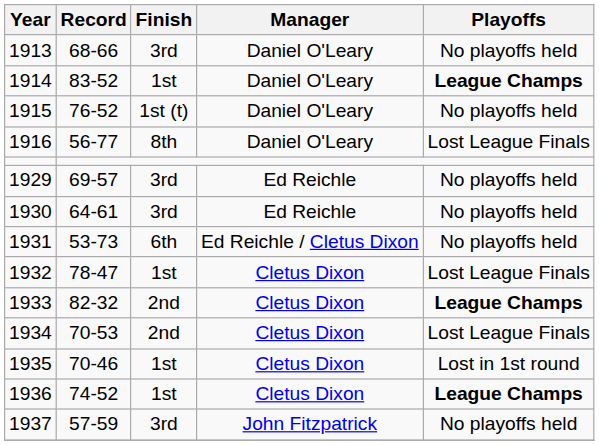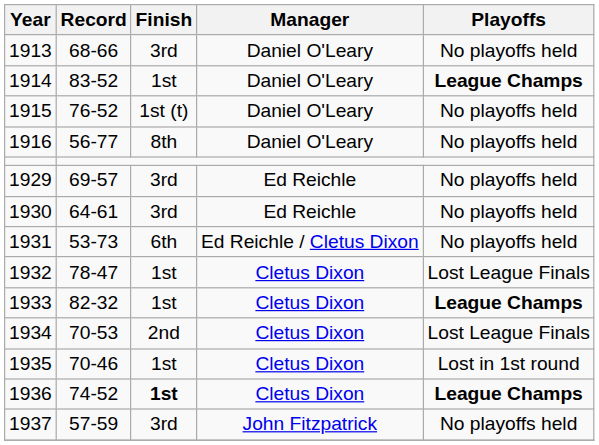(509, 141) Lost League Finals -> (509, 141) No playoffs held
(164, 302) 2nd -> (164, 302) 1st
(164, 393) normal -> (164, 393) bold
